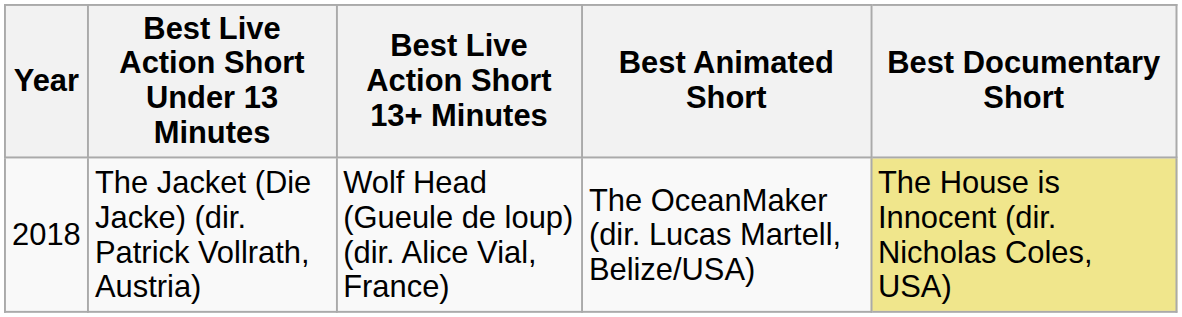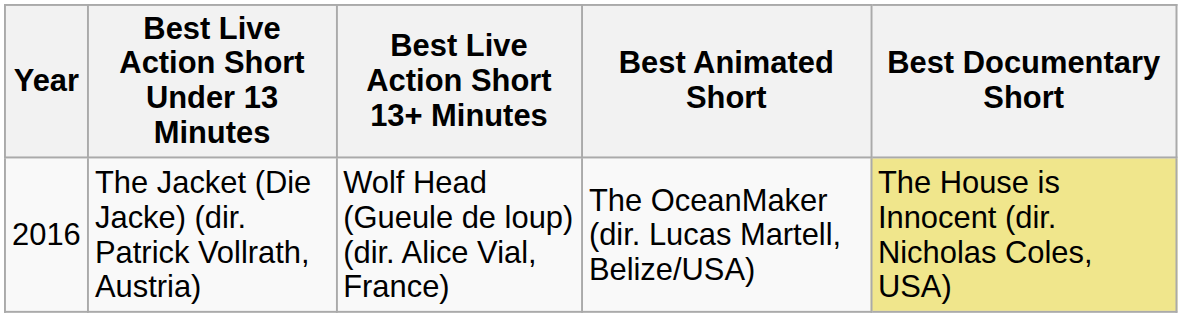(46, 234) 2018 -> (46, 234) 2016
